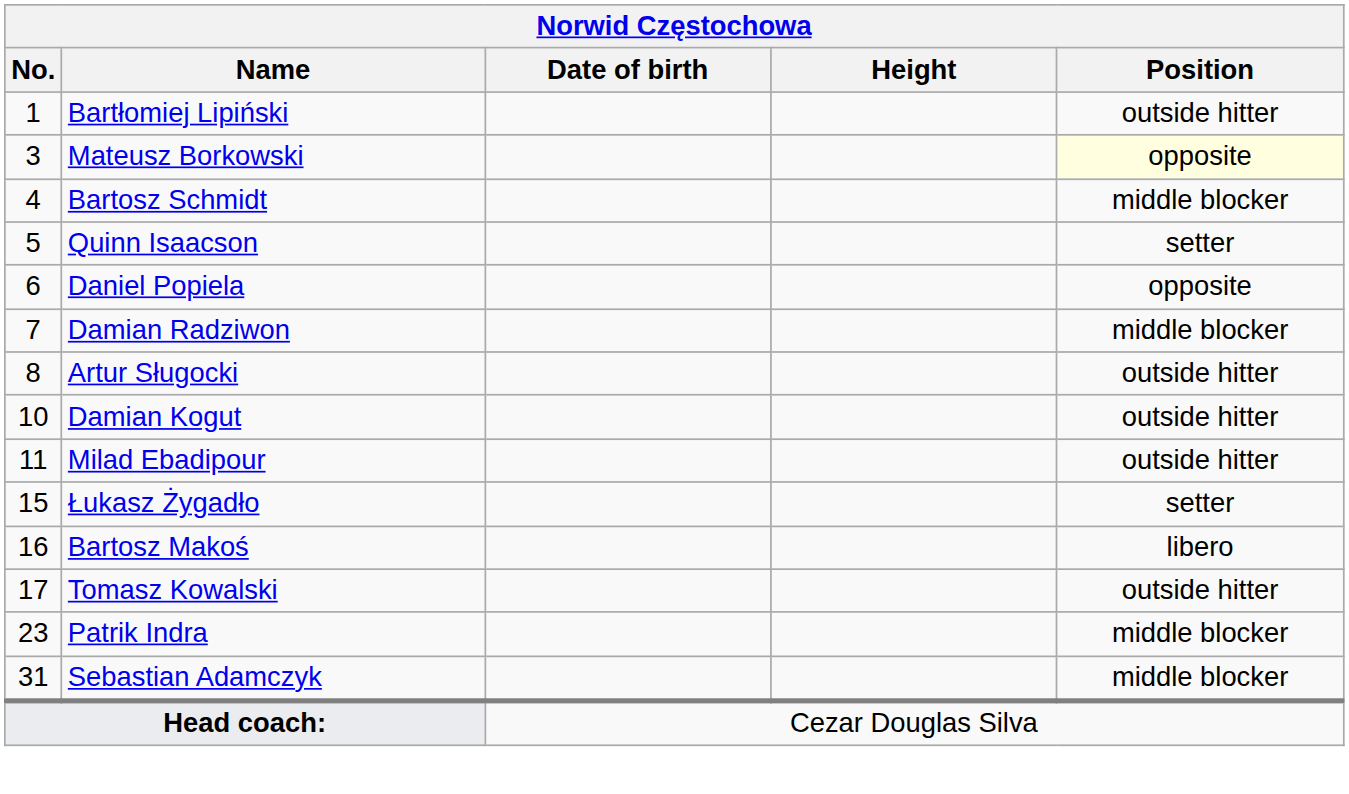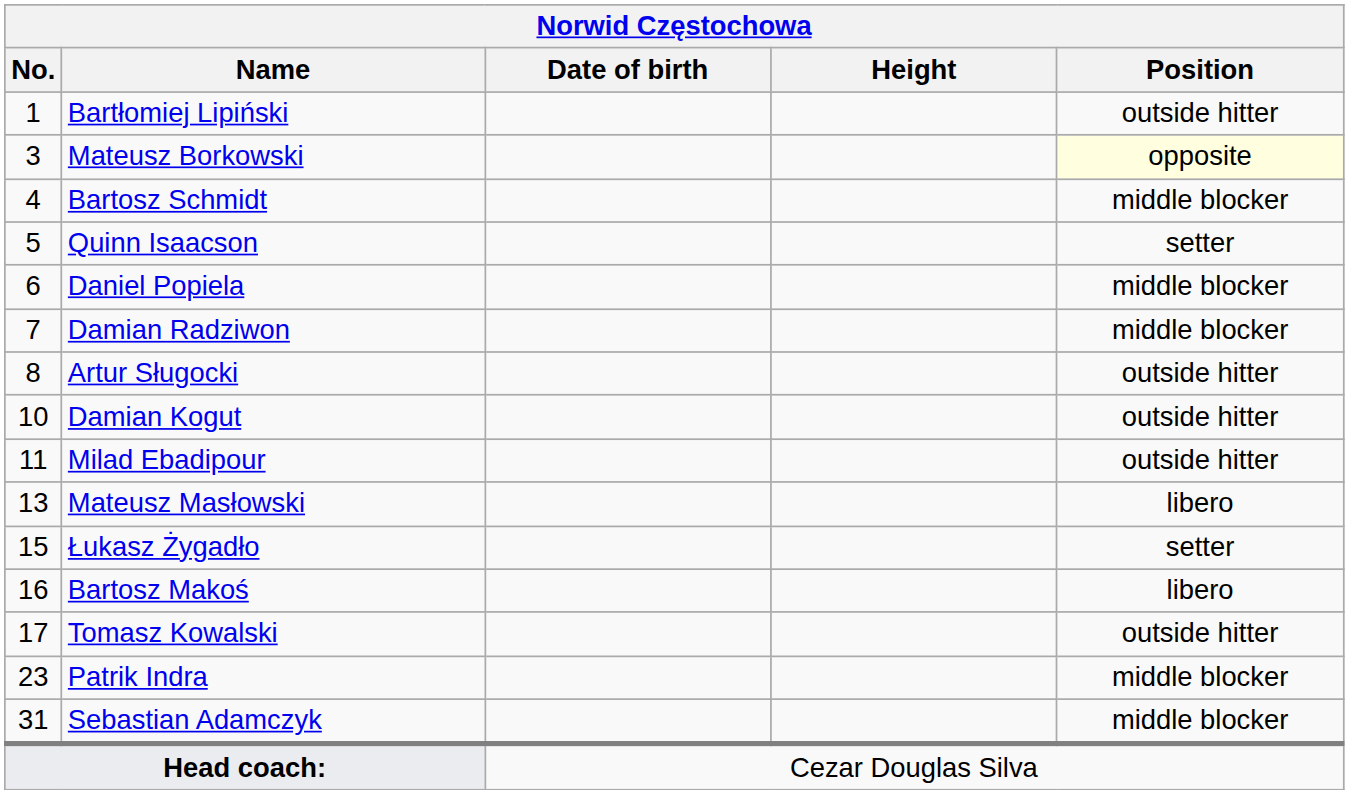(1200, 286) opposite -> (1200, 286) middle blocker
+ row: (186, 503)
